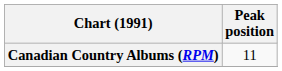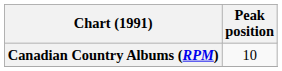(250, 54) 11 -> (250, 54) 10
